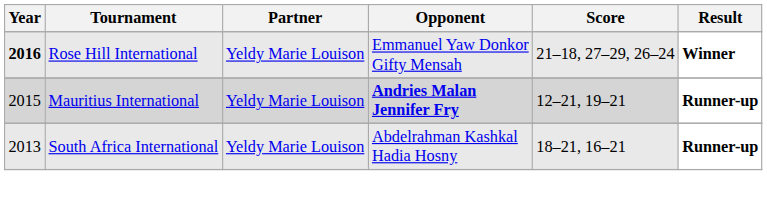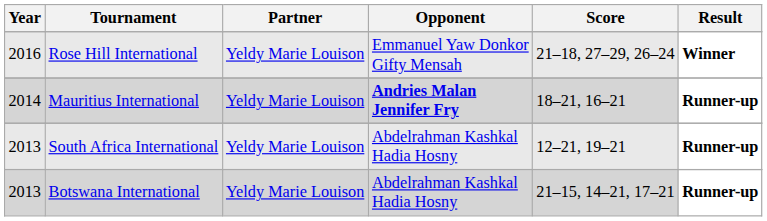(25, 54) bold -> (25, 54) normal
(25, 100) 2015 -> (25, 100) 2014
(581, 100) 12–21, 19–21 -> (581, 100) 18–21, 16–21
(581, 146) 18–21, 16–21 -> (581, 146) 12–21, 19–21
+ row: (124, 192)
